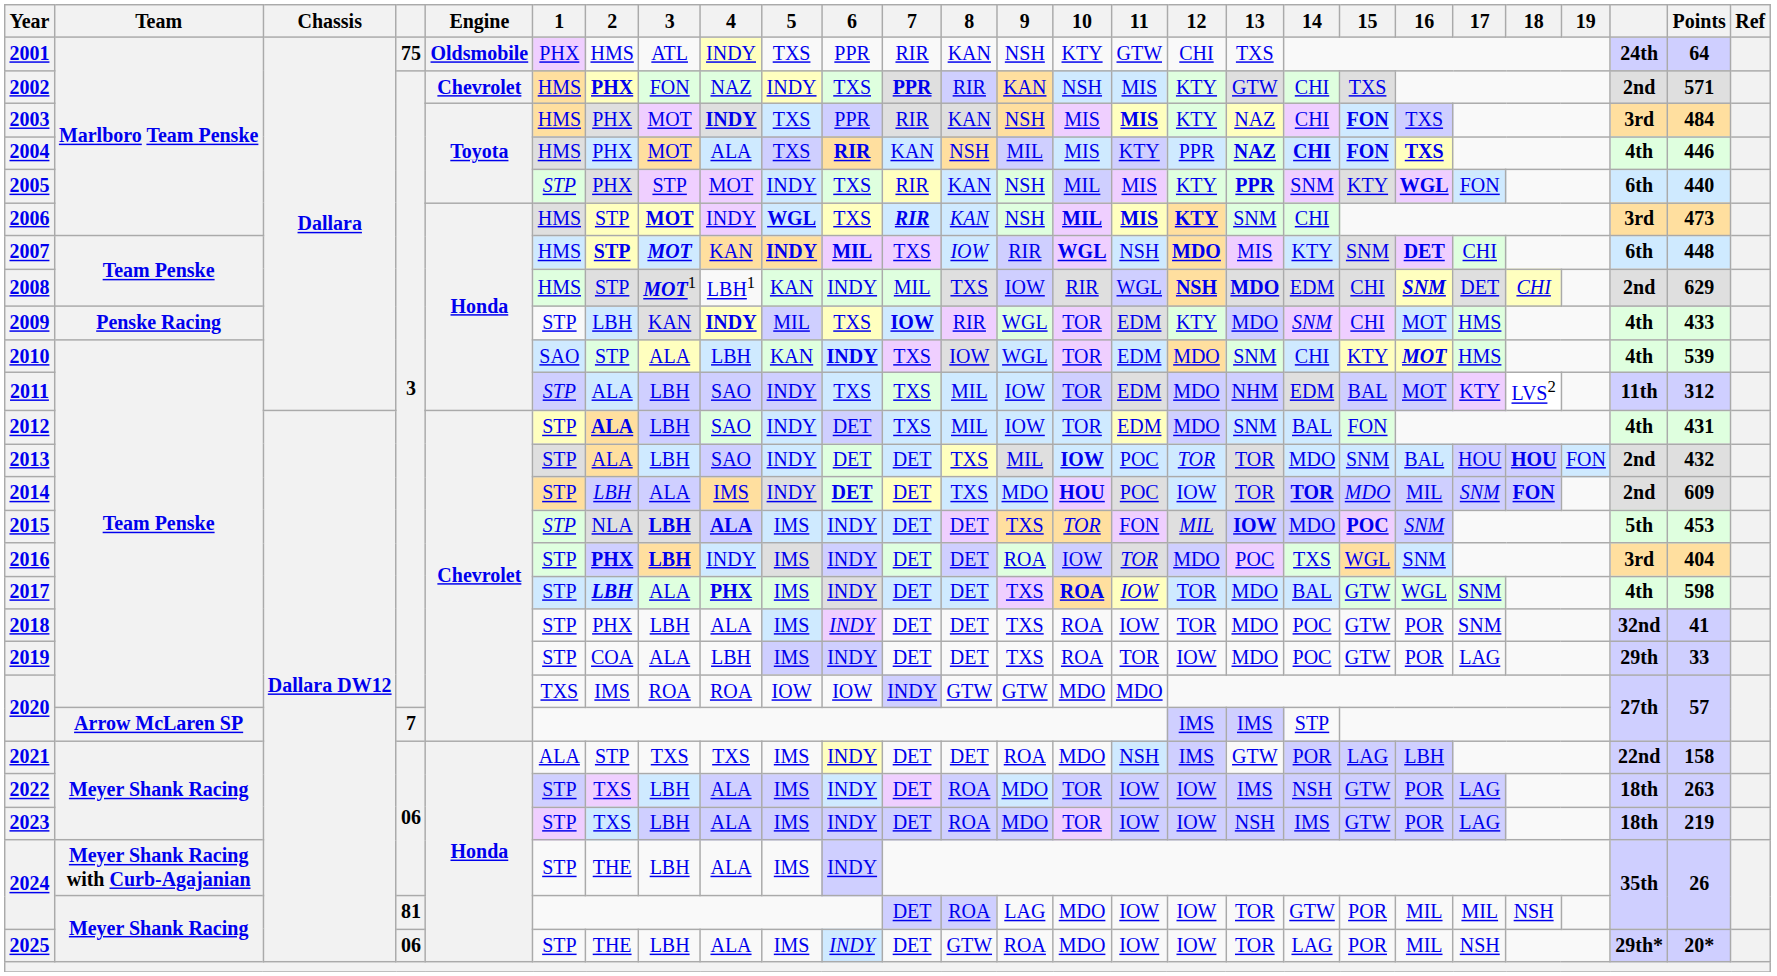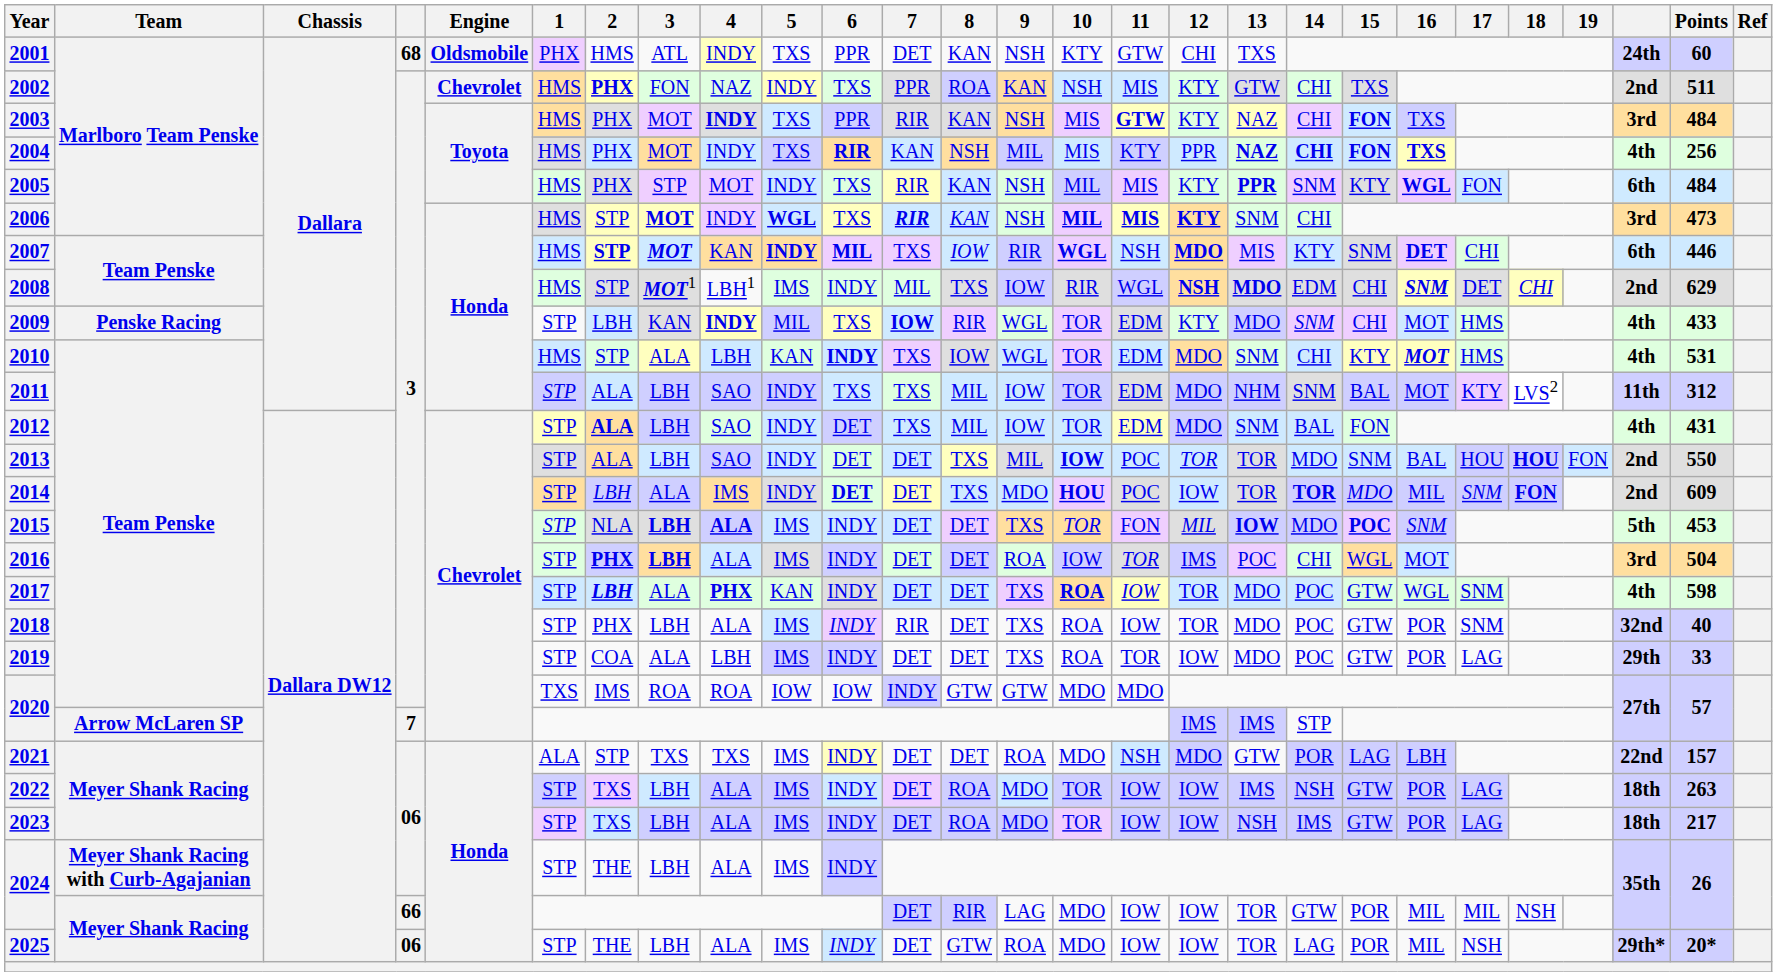(411, 53) 75 -> (411, 53) 68
(912, 53) RIR -> (912, 53) DET
(1699, 53) 64 -> (1701, 53) 60
(912, 86) bold -> (912, 86) normal
(969, 86) RIR -> (969, 86) ROA
(1699, 86) 571 -> (1701, 86) 511
(1139, 119) MIS -> (1140, 119) GTW
(731, 152) ALA -> (731, 152) INDY
(1699, 152) 446 -> (1701, 152) 256
(559, 185) STP -> (559, 185) HMS
(1699, 185) 440 -> (1701, 185) 484
(1699, 251) 448 -> (1701, 251) 446
(792, 287) KAN -> (792, 287) IMS
(559, 355) SAO -> (559, 355) HMS
(1699, 355) 539 -> (1701, 355) 531
(1312, 391) EDM -> (1314, 391) SNM
(1699, 459) 432 -> (1701, 459) 550
(731, 558) INDY -> (731, 558) ALA
(1196, 558) MDO -> (1199, 558) IMS
(1312, 558) TXS -> (1314, 558) CHI
(1424, 558) SNM -> (1426, 558) MOT
(1699, 558) 404 -> (1701, 558) 504
(792, 591) IMS -> (792, 591) KAN
(1312, 591) BAL -> (1314, 591) POC
(912, 624) DET -> (912, 624) RIR
(1699, 624) 41 -> (1701, 624) 40
(1196, 756) IMS -> (1199, 756) MDO
(1699, 756) 158 -> (1701, 756) 157
(1699, 822) 219 -> (1701, 822) 217
(411, 912) 81 -> (411, 912) 66
(969, 912) ROA -> (969, 912) RIR
